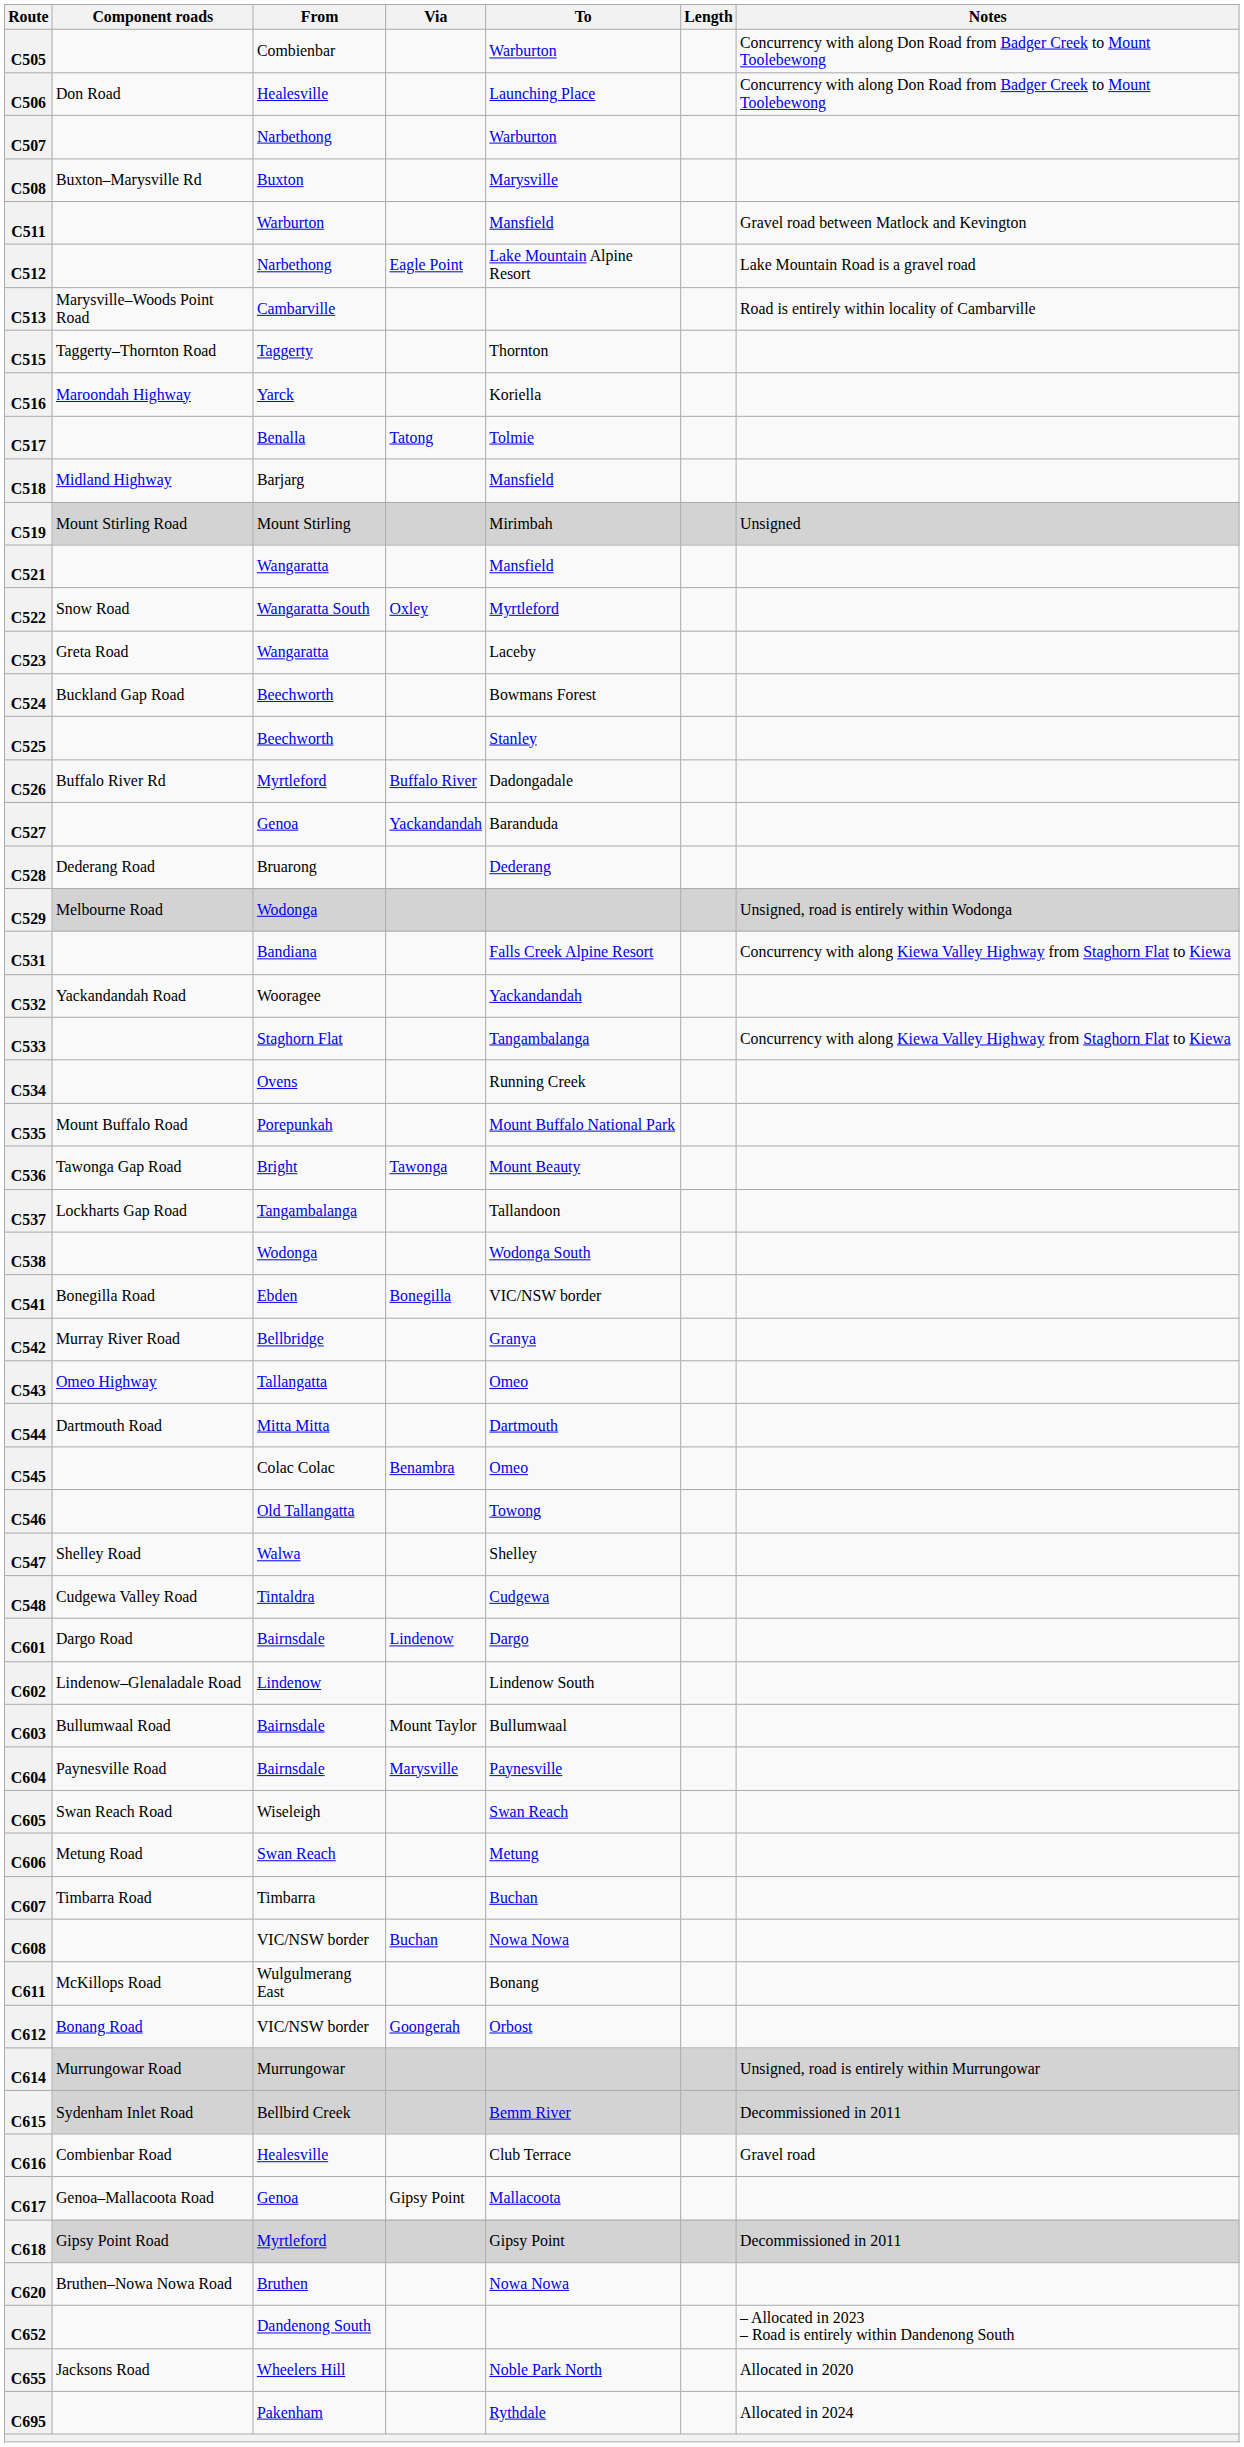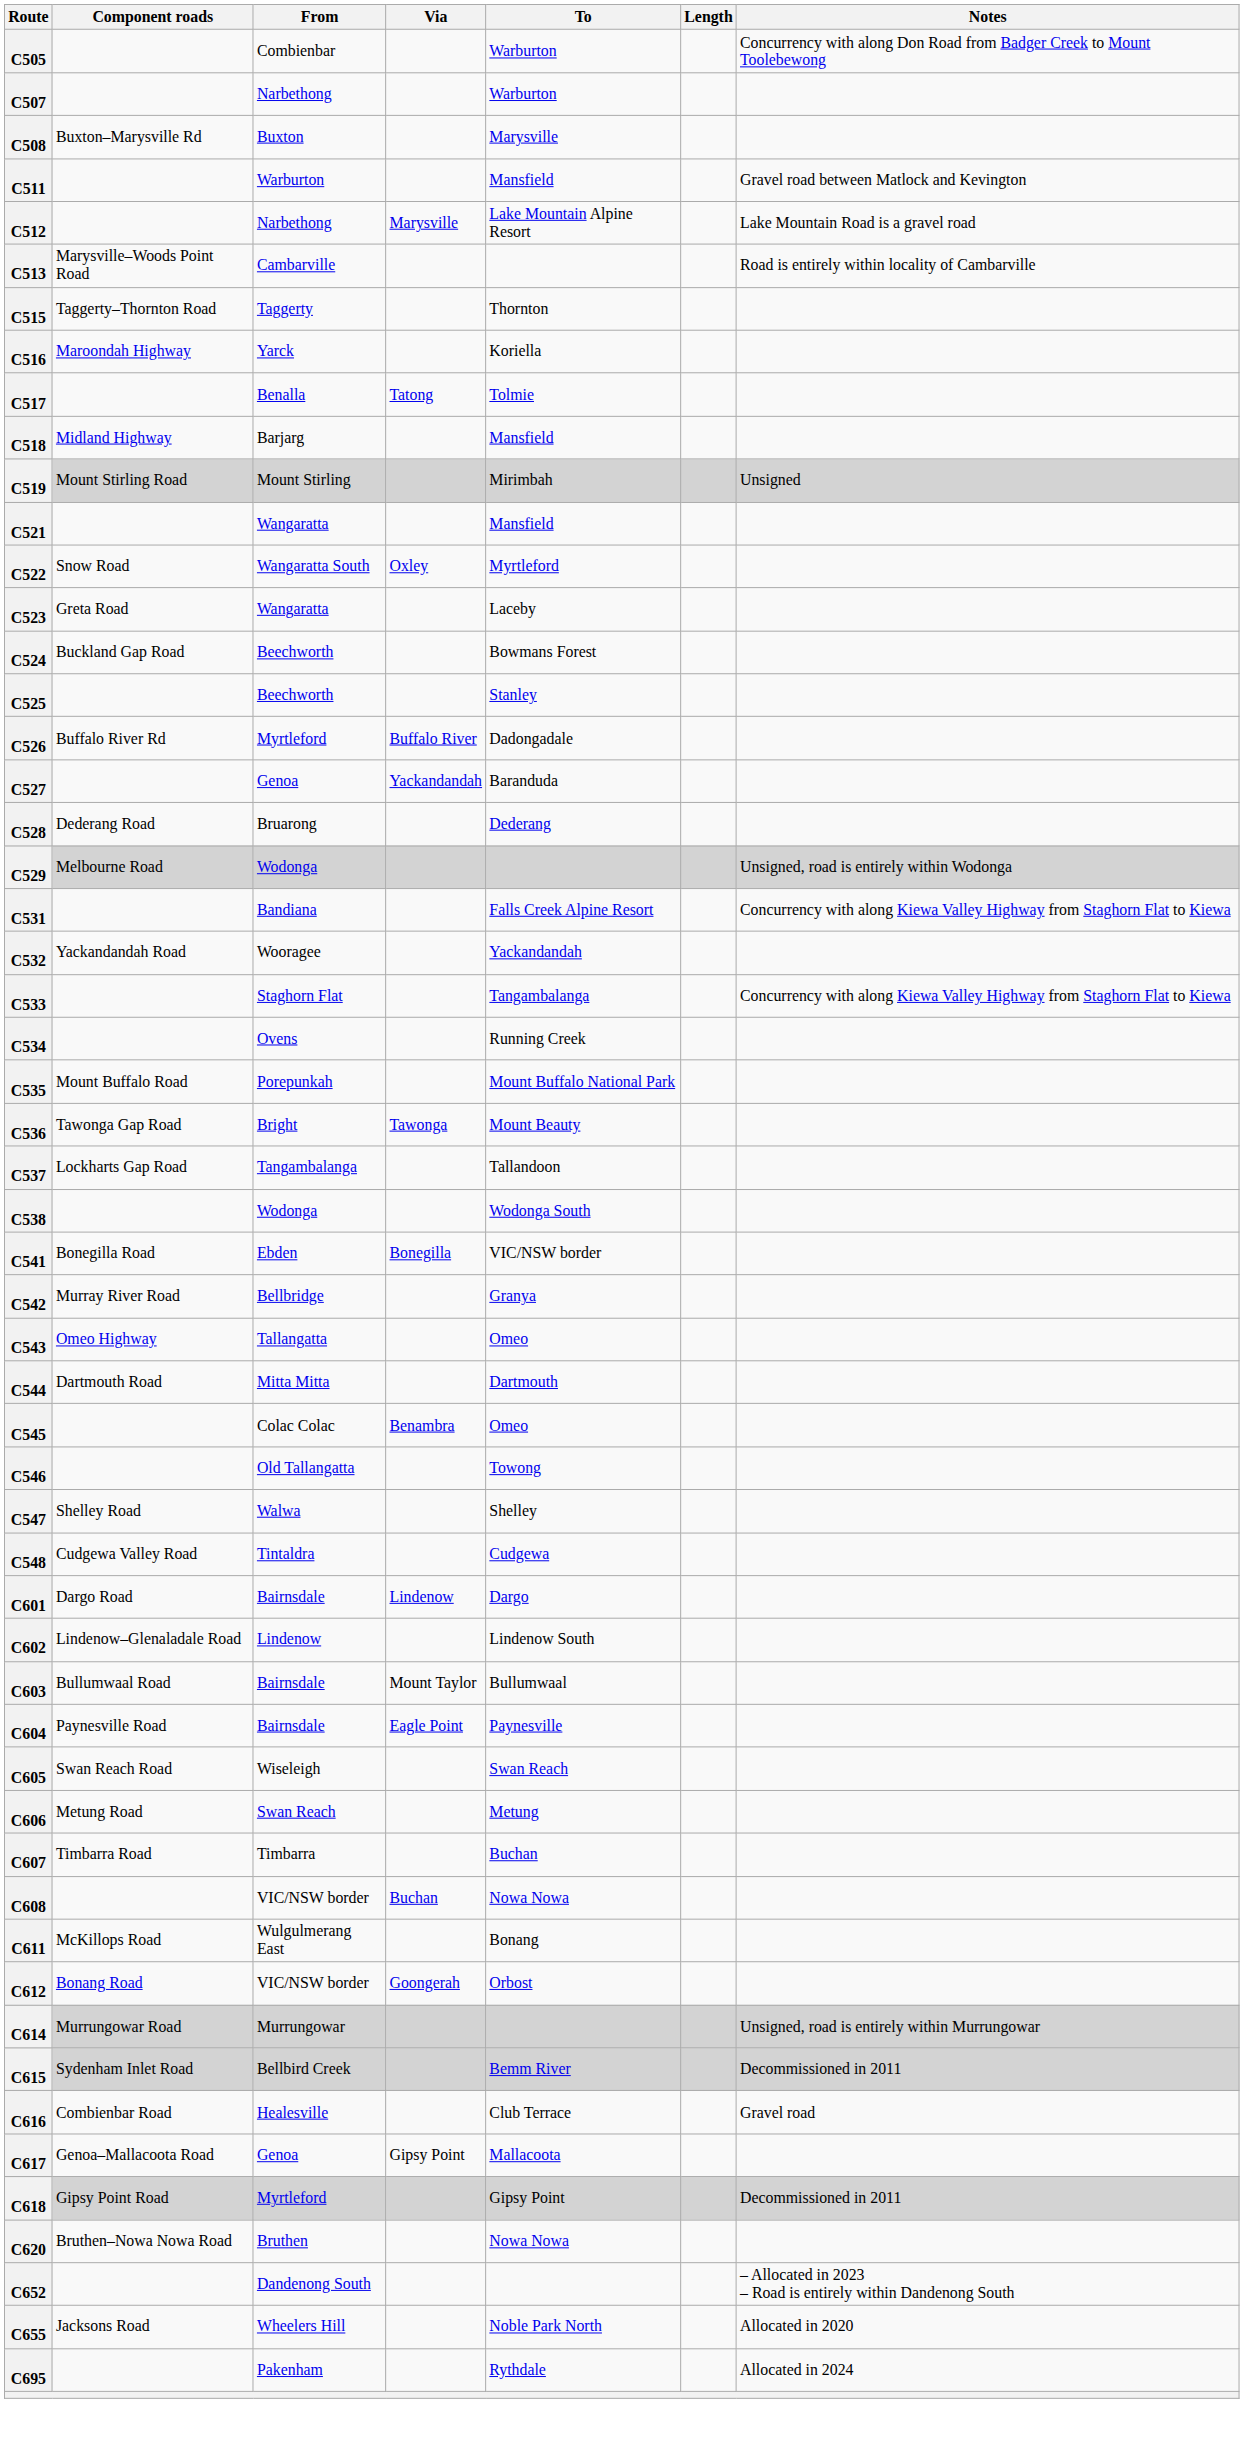- row: (28, 102)
(426, 265) Eagle Point -> (424, 222) Marysville
(424, 1768) Marysville -> (426, 1725) Eagle Point
